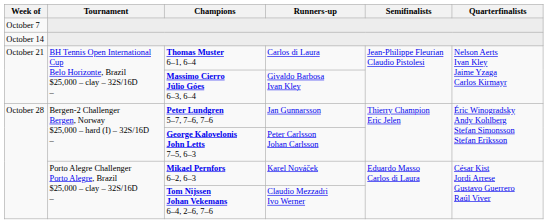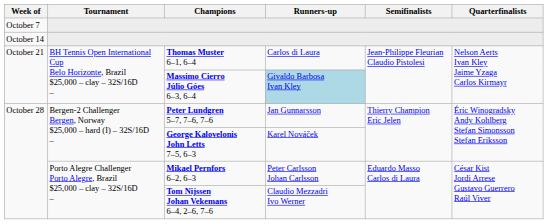(296, 81) no background -> (296, 81) lightblue background
(293, 139) Peter Carlsson Johan Carlsson -> (293, 134) Karel Nováček
(293, 167) Karel Nováček -> (293, 172) Peter Carlsson Johan Carlsson
